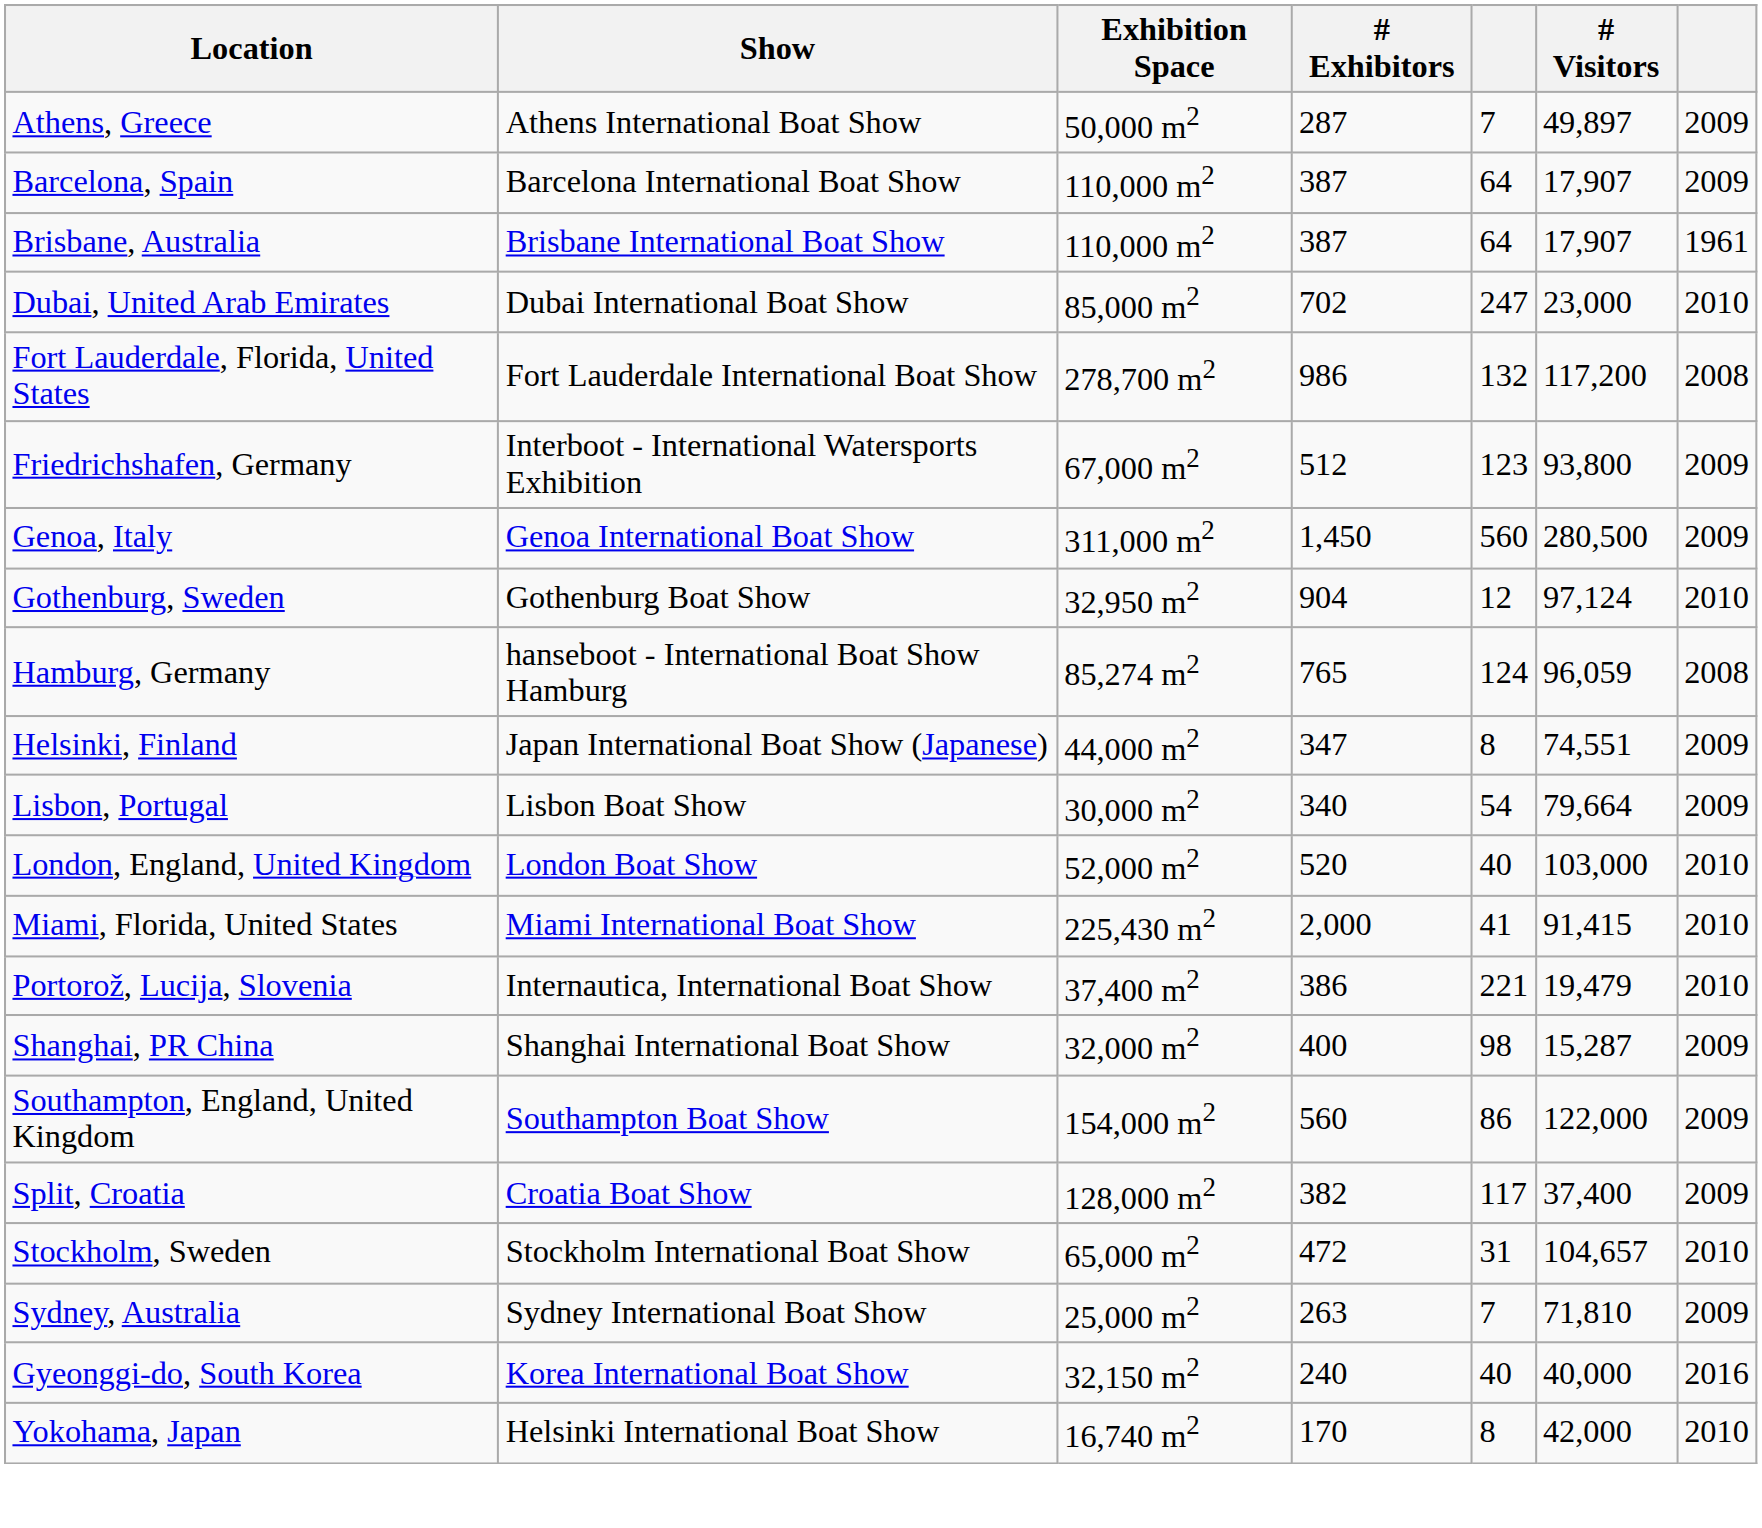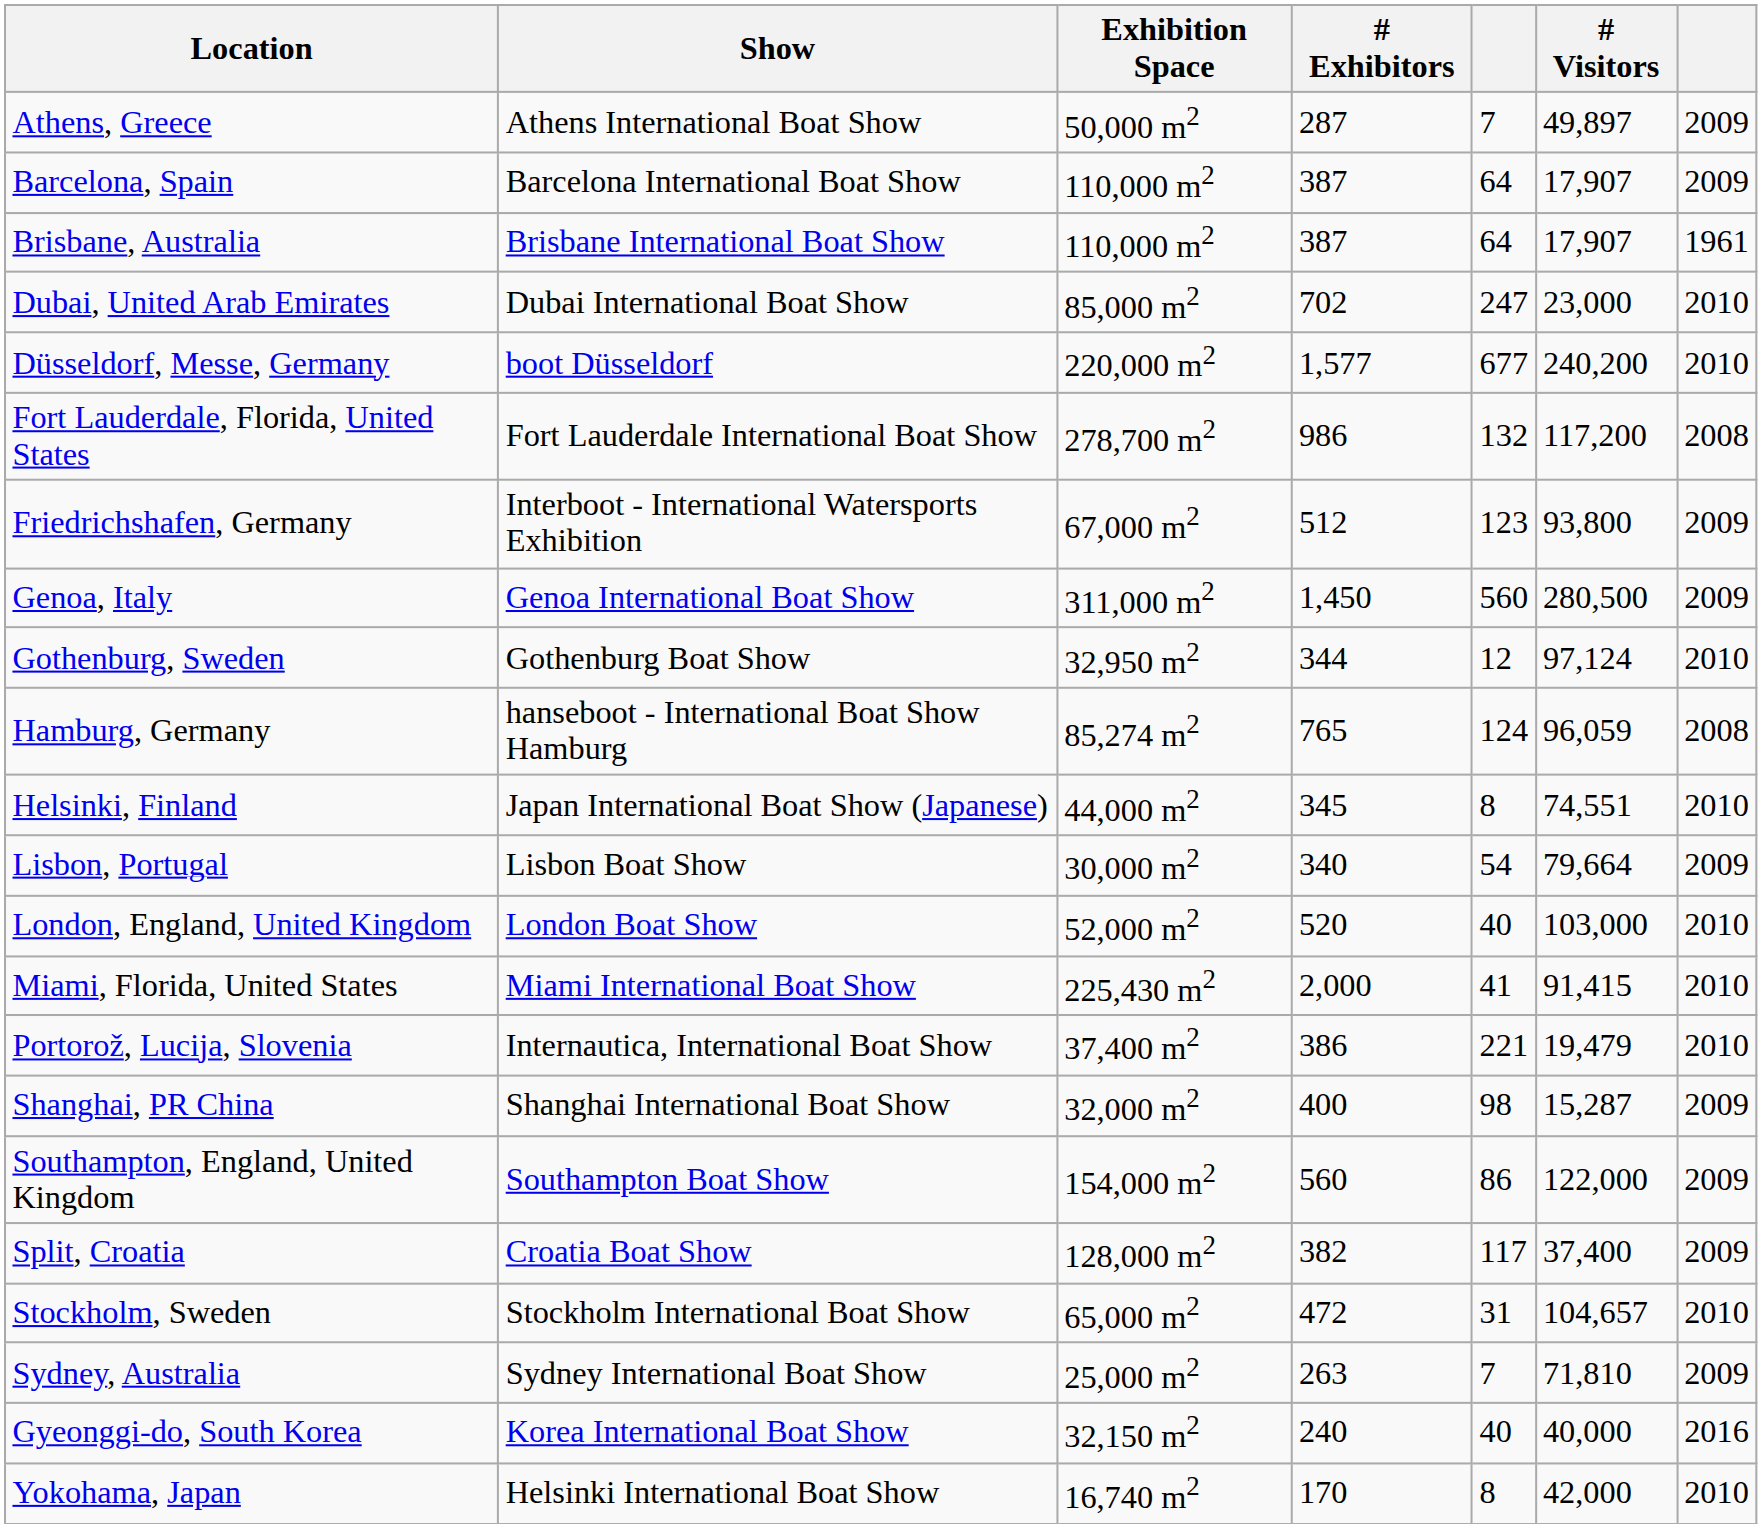+ row: (201, 362)
(1323, 597) 904 -> (1323, 657) 344
(1323, 744) 347 -> (1323, 804) 345
(1716, 744) 2009 -> (1716, 804) 2010
